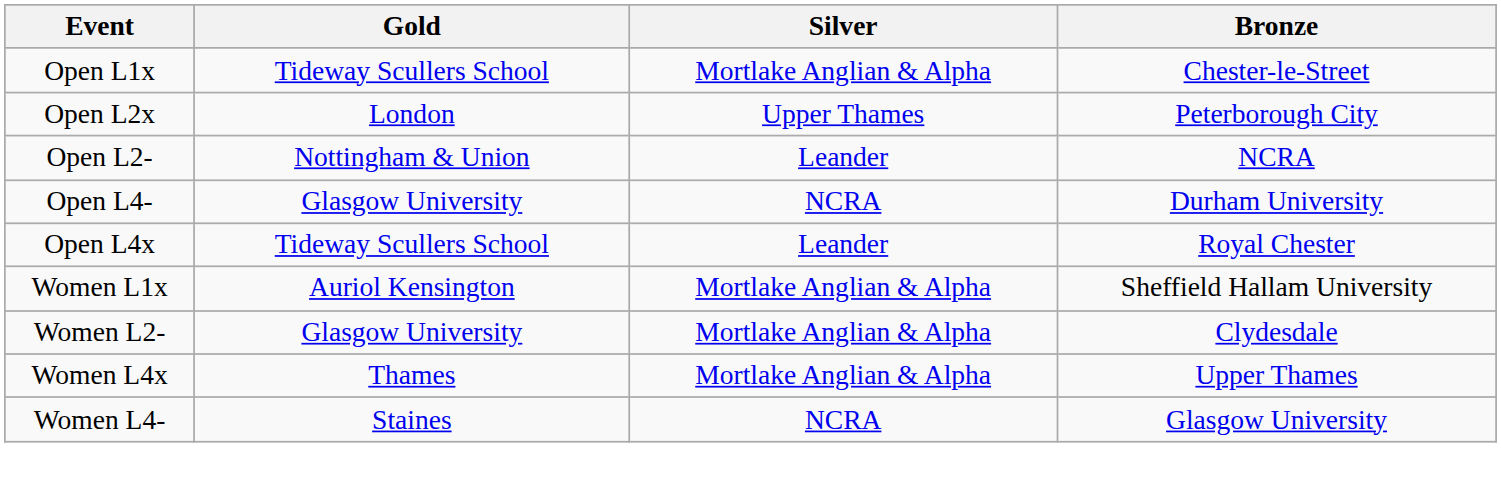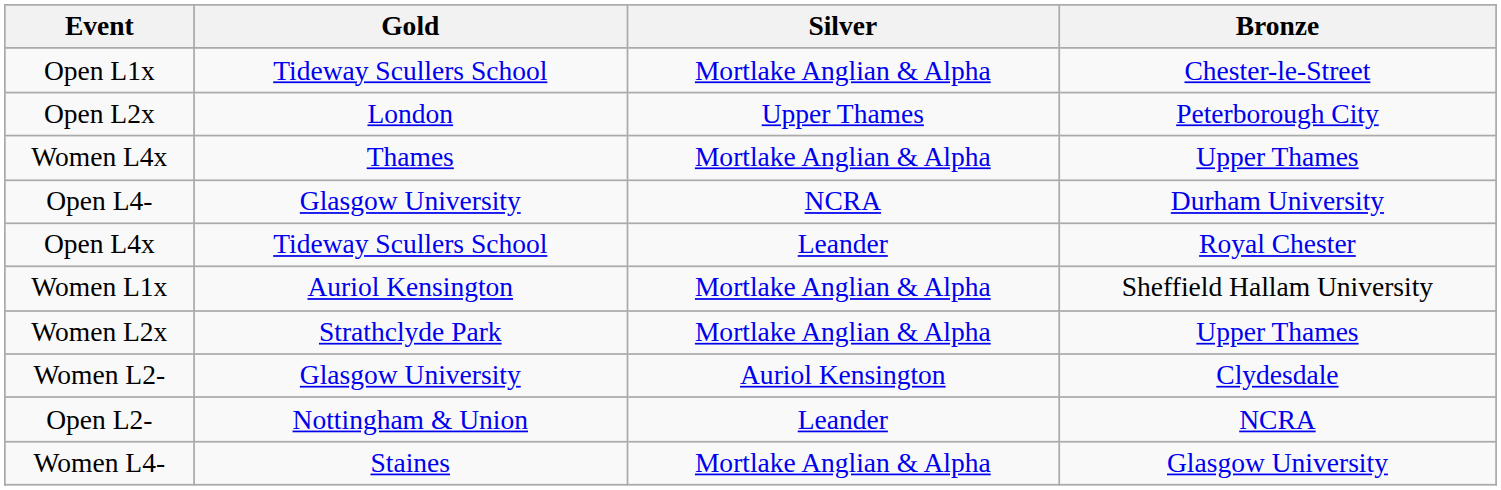rows swapped: (100, 157) <-> (100, 375)
+ row: (99, 331)
(843, 331) Mortlake Anglian & Alpha -> (843, 375) Auriol Kensington
(843, 419) NCRA -> (843, 462) Mortlake Anglian & Alpha
